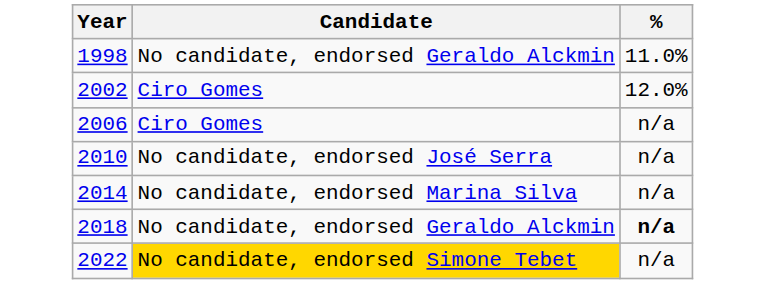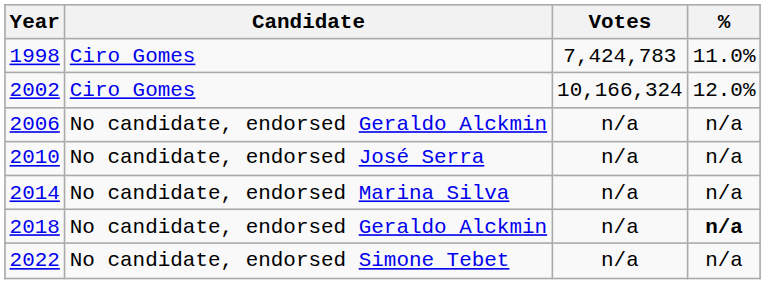+ column: (620, 22)
(376, 56) No candidate, endorsed Geraldo Alckmin -> (133, 56) Ciro Gomes
(200, 124) Ciro Gomes -> (308, 124) No candidate, endorsed Geraldo Alckmin
(357, 261) gold background -> (290, 261) no background
